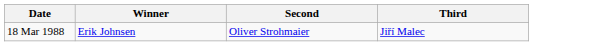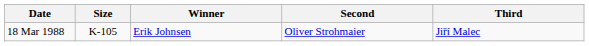+ column: (103, 13)
